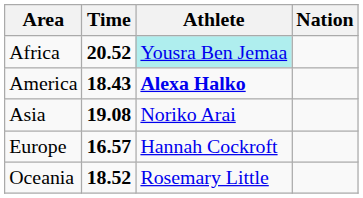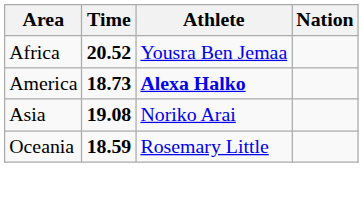(214, 51) paleturquoise background -> (214, 51) no background
(109, 83) 18.43 -> (109, 83) 18.73
- row: (38, 146)
(109, 177) 18.52 -> (109, 146) 18.59
